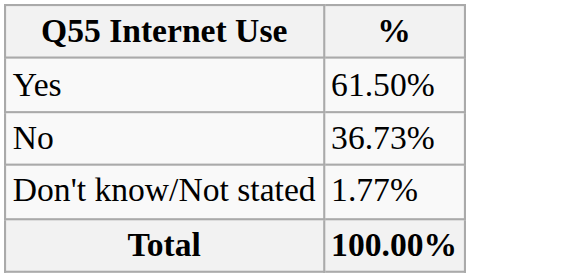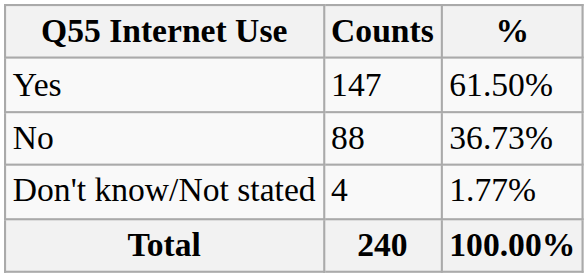+ column: (382, 31)
